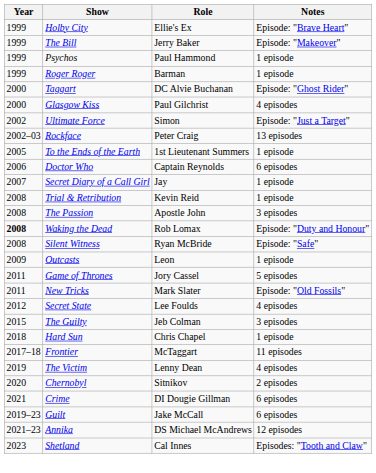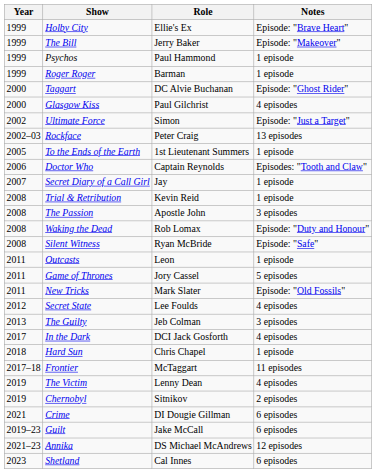(277, 167) 6 episodes -> (312, 167) Episodes: "Tooth and Claw"
(16, 228) bold -> (16, 228) normal
(16, 259) 2009 -> (16, 259) 2011
(16, 321) 2015 -> (16, 321) 2013
+ row: (68, 337)
(16, 383) 2020 -> (16, 399) 2019
(312, 445) Episodes: "Tooth and Claw" -> (277, 461) 6 episodes
